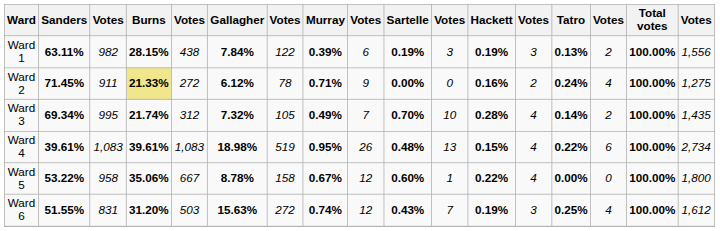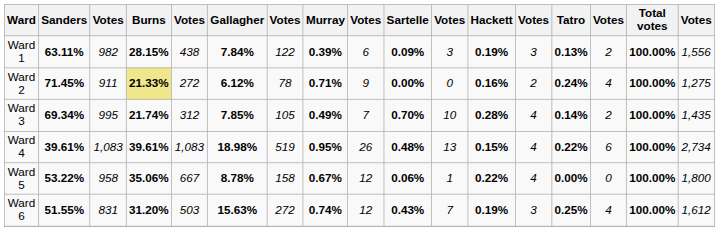(408, 51) 0.19% -> (408, 51) 0.09%
(237, 115) 7.32% -> (237, 115) 7.85%
(408, 178) 0.60% -> (408, 178) 0.06%
